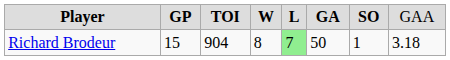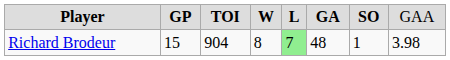(318, 42) 50 -> (318, 42) 48
(406, 42) 3.18 -> (406, 42) 3.98
